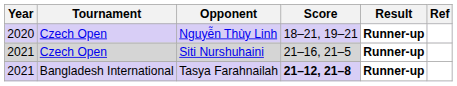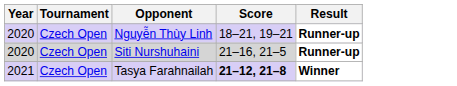- column: (440, 14)
(21, 53) 2021 -> (21, 53) 2020
(107, 72) Bangladesh International -> (73, 72) Czech Open
(394, 72) Runner-up -> (319, 72) Winner
